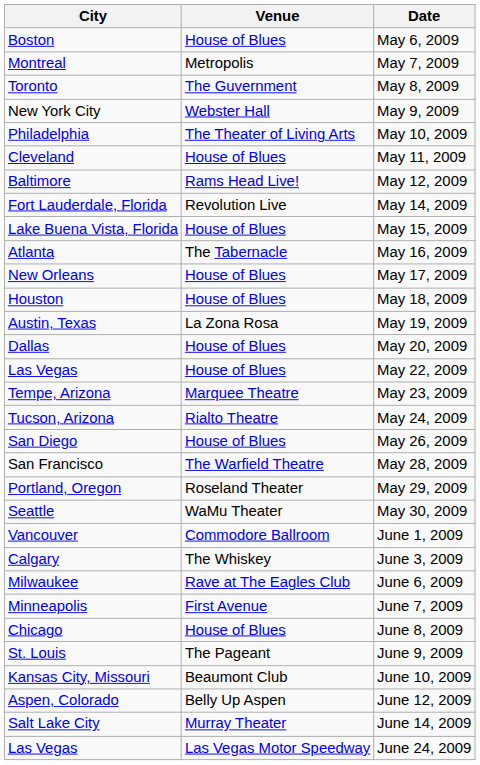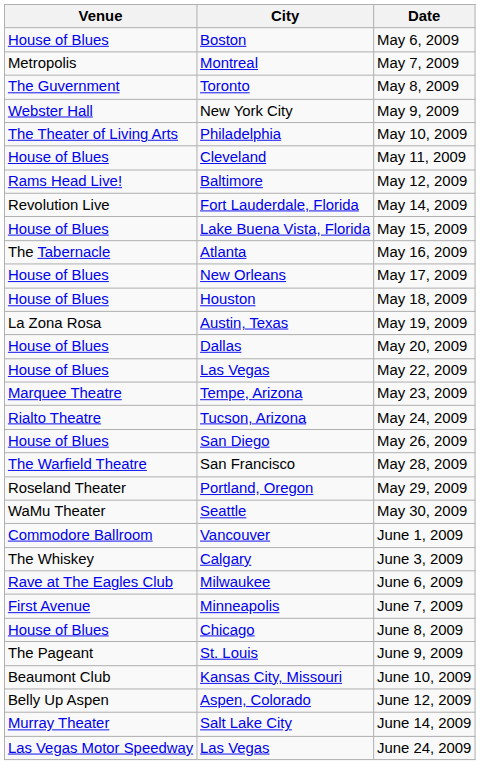columns swapped: (93, 16) <-> (278, 16)
